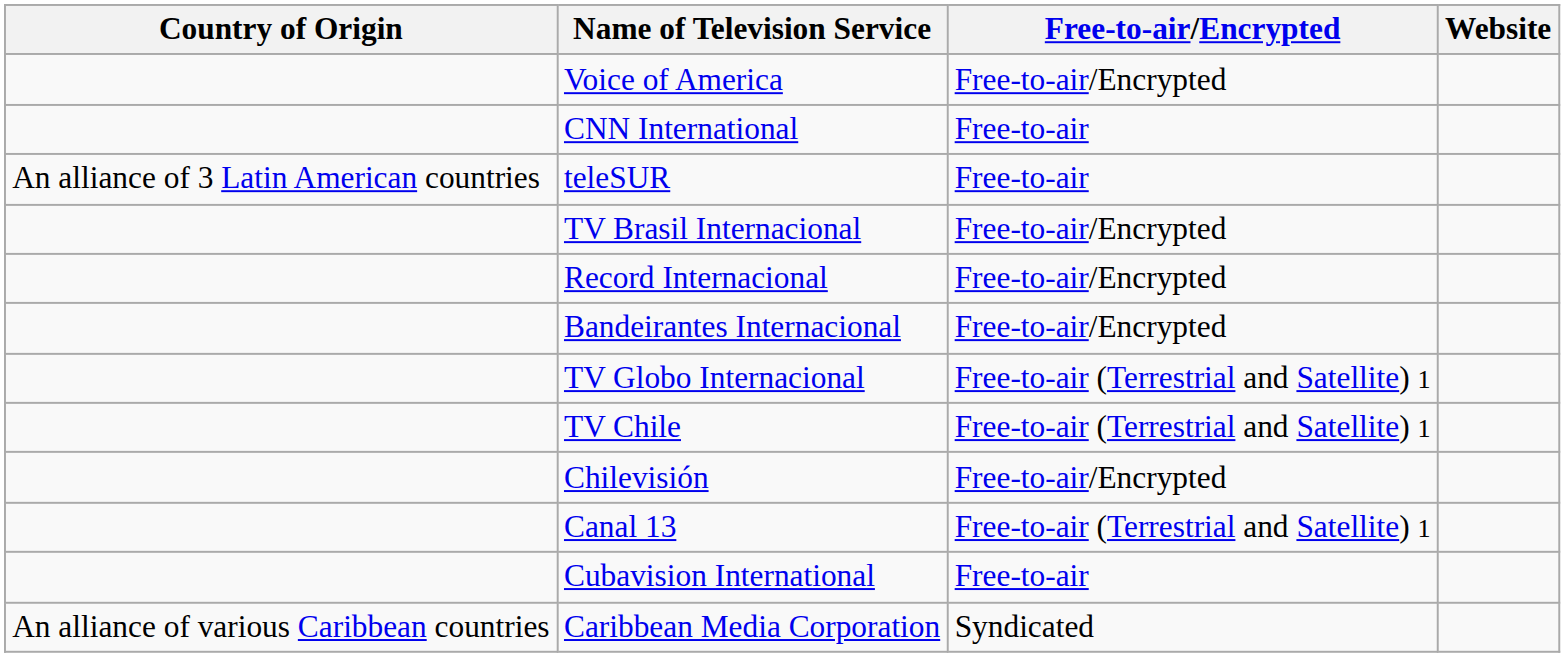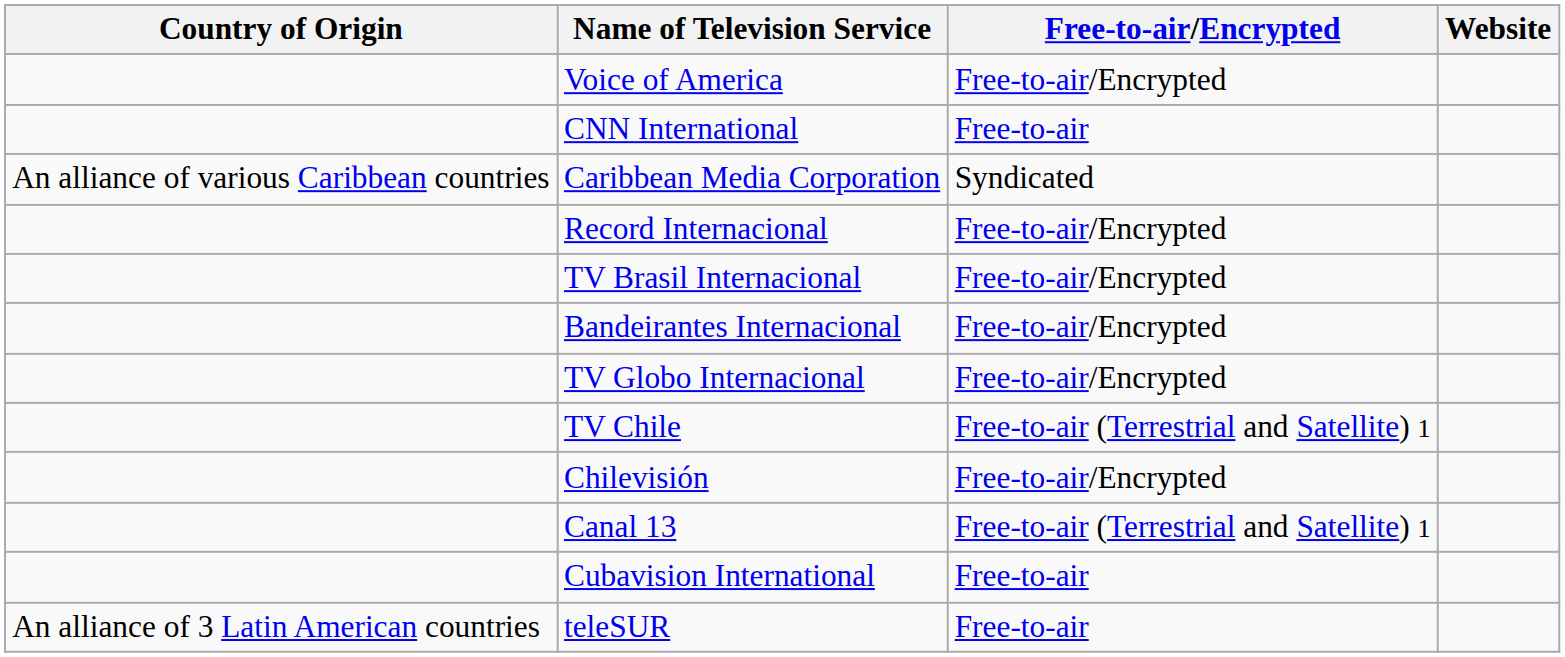rows swapped: (752, 626) <-> (617, 178)
rows swapped: (713, 228) <-> (696, 278)
(1193, 377) Free-to-air (Terrestrial and Satellite) 1 -> (1090, 377) Free-to-air/Encrypted
